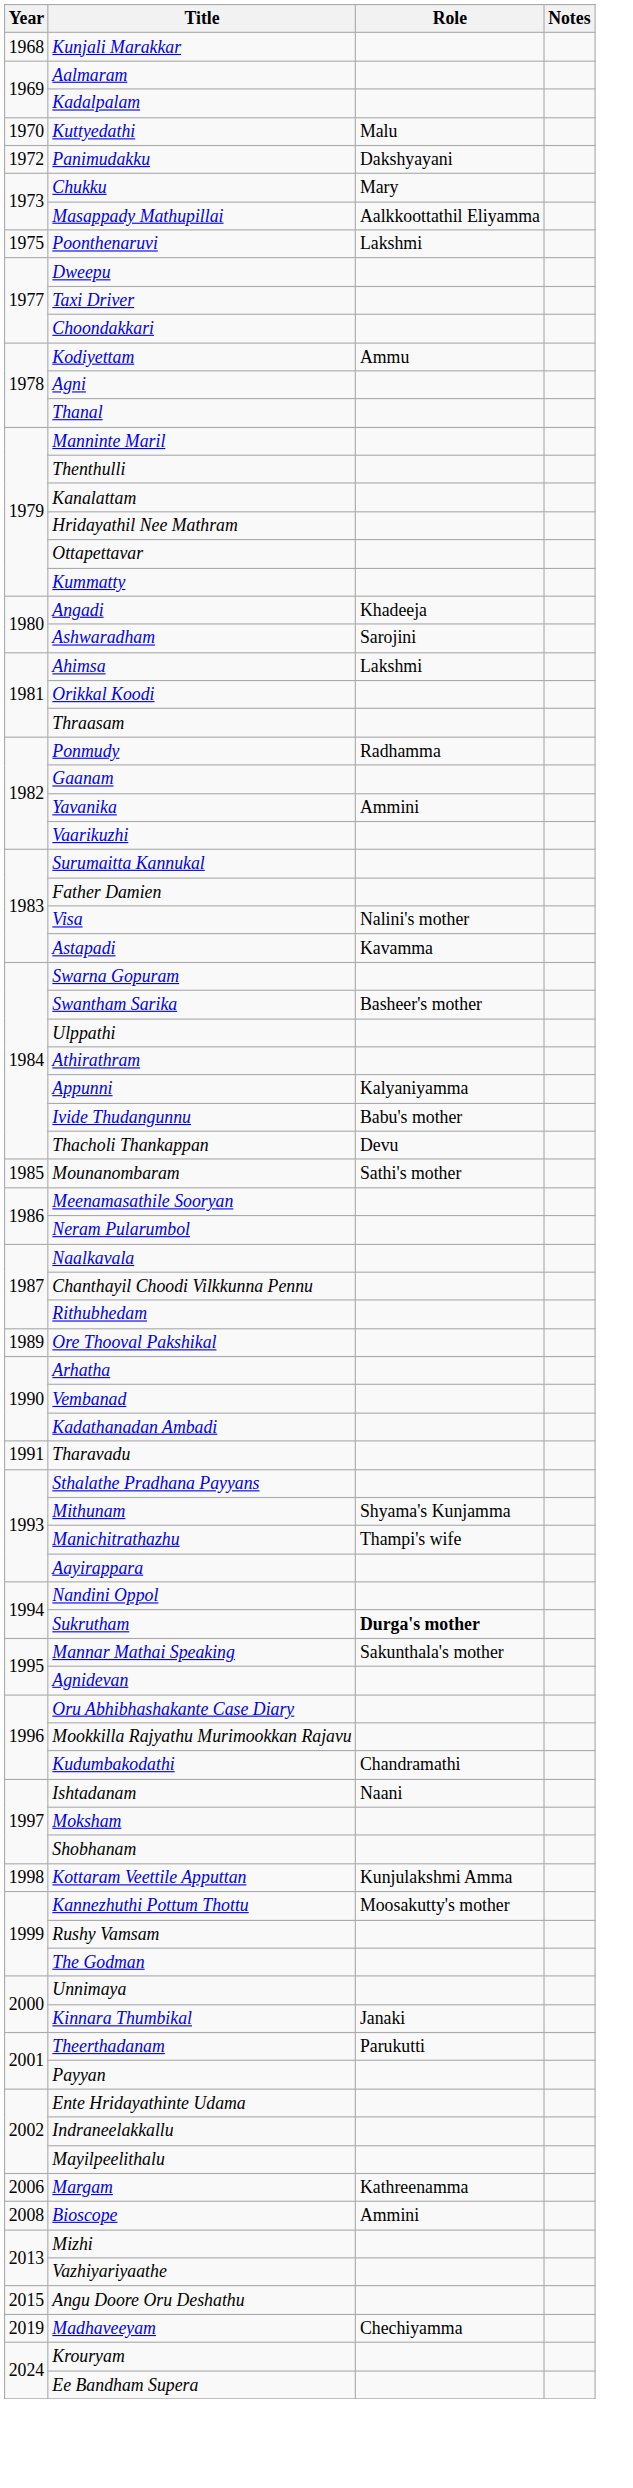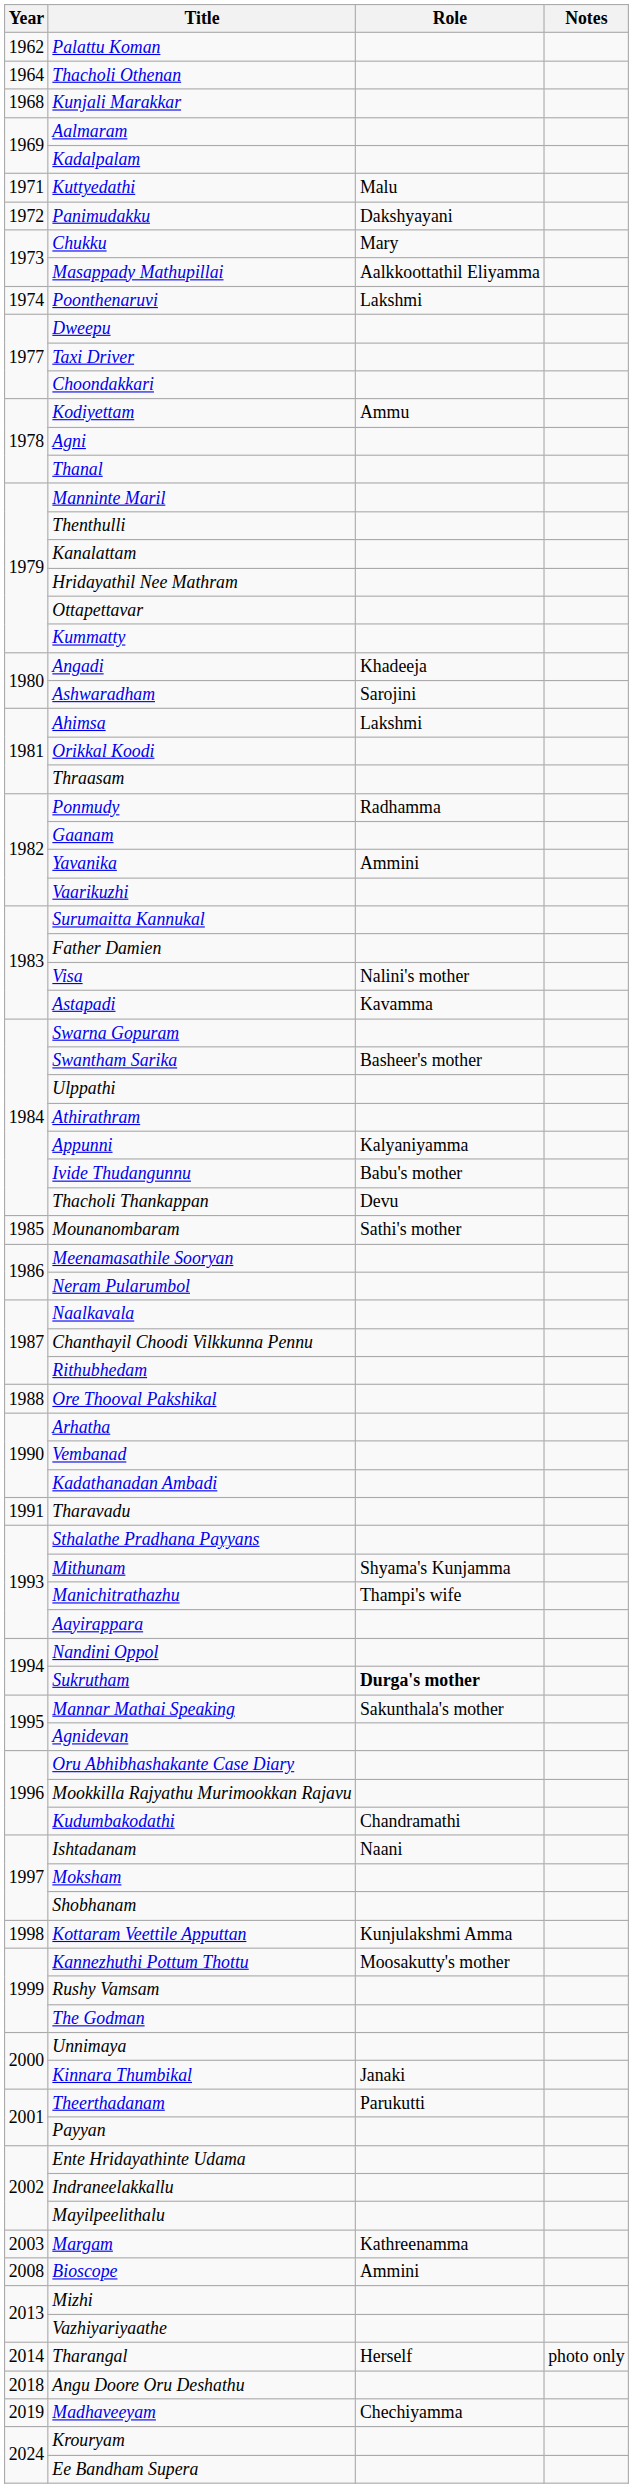+ row: (106, 46)
+ row: (117, 74)
(26, 131) 1970 -> (26, 187) 1971
(26, 243) 1975 -> (26, 300) 1974
(26, 1342) 1989 -> (26, 1398) 1988
(26, 2187) 2006 -> (26, 2243) 2003
+ row: (90, 2356)
(26, 2300) 2015 -> (26, 2384) 2018
